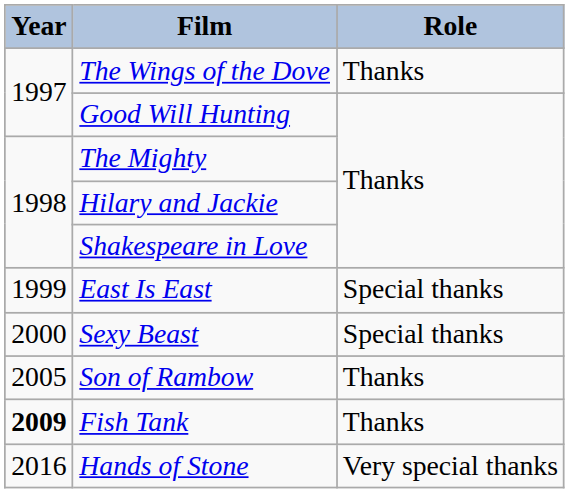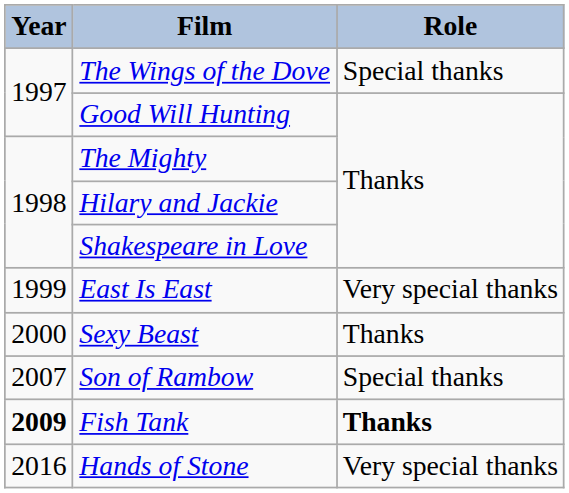(384, 70) Thanks -> (423, 70) Special thanks
(423, 289) Special thanks -> (450, 289) Very special thanks
(423, 333) Special thanks -> (384, 333) Thanks
(39, 377) 2005 -> (39, 377) 2007
(384, 377) Thanks -> (423, 377) Special thanks
(384, 421) normal -> (387, 421) bold
